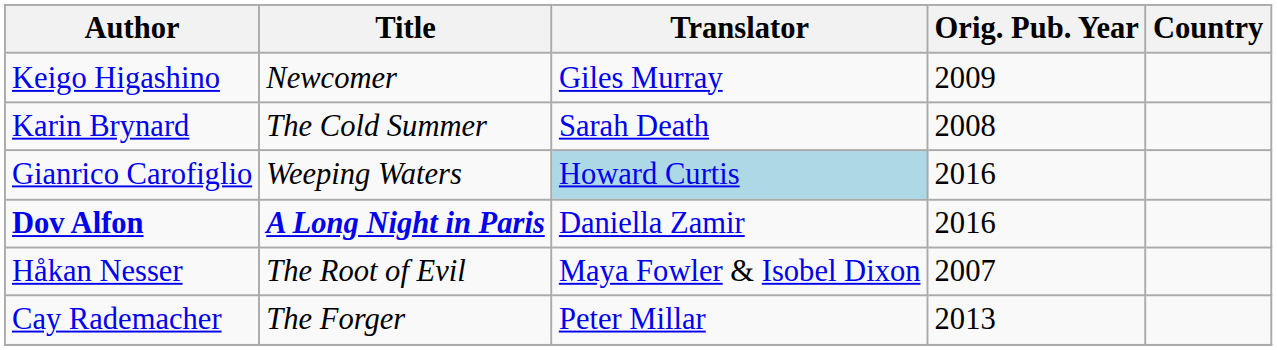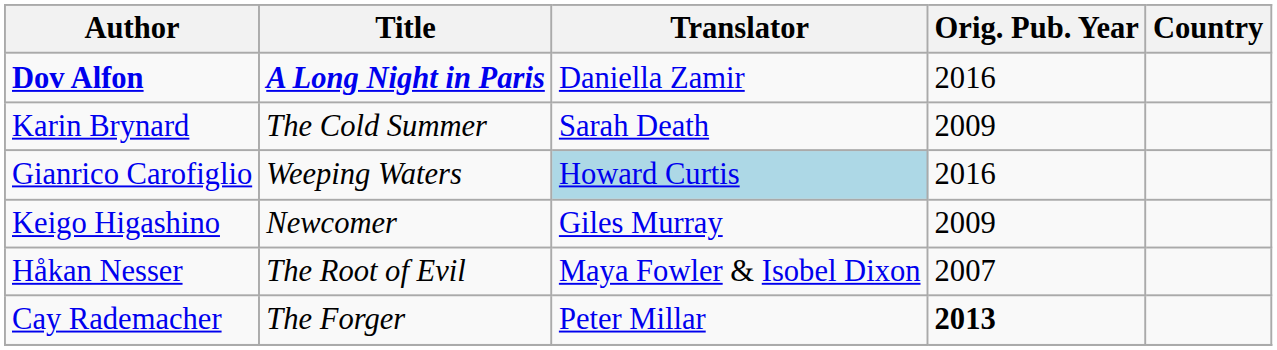rows swapped: (78, 222) <-> (116, 77)
(965, 125) 2008 -> (965, 125) 2009
(965, 319) normal -> (965, 319) bold
